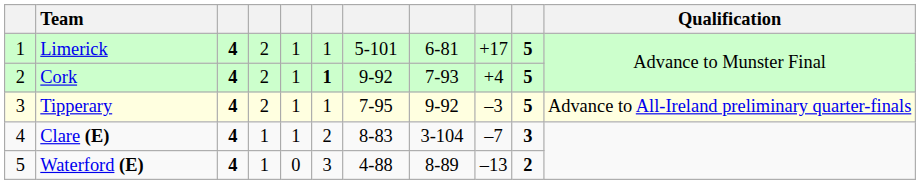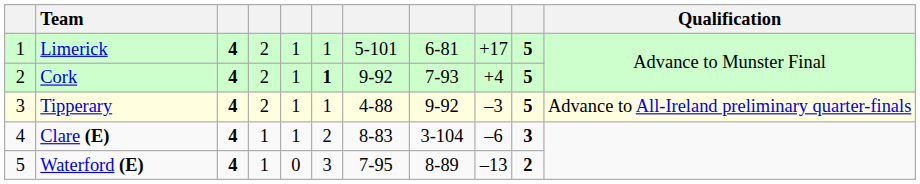(376, 106) 7-95 -> (376, 106) 4-88
(494, 135) –7 -> (494, 135) –6
(376, 164) 4-88 -> (376, 164) 7-95
